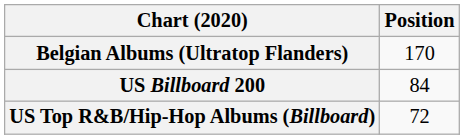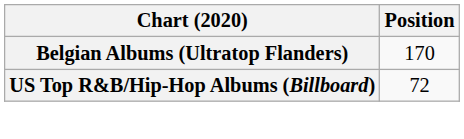- row: (192, 85)
